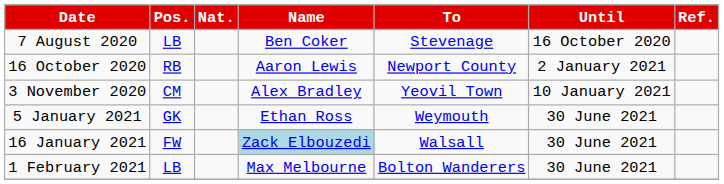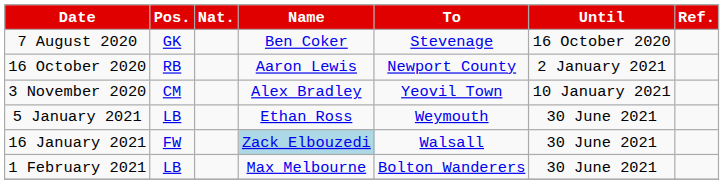(172, 42) LB -> (172, 42) GK
(172, 117) GK -> (172, 117) LB
